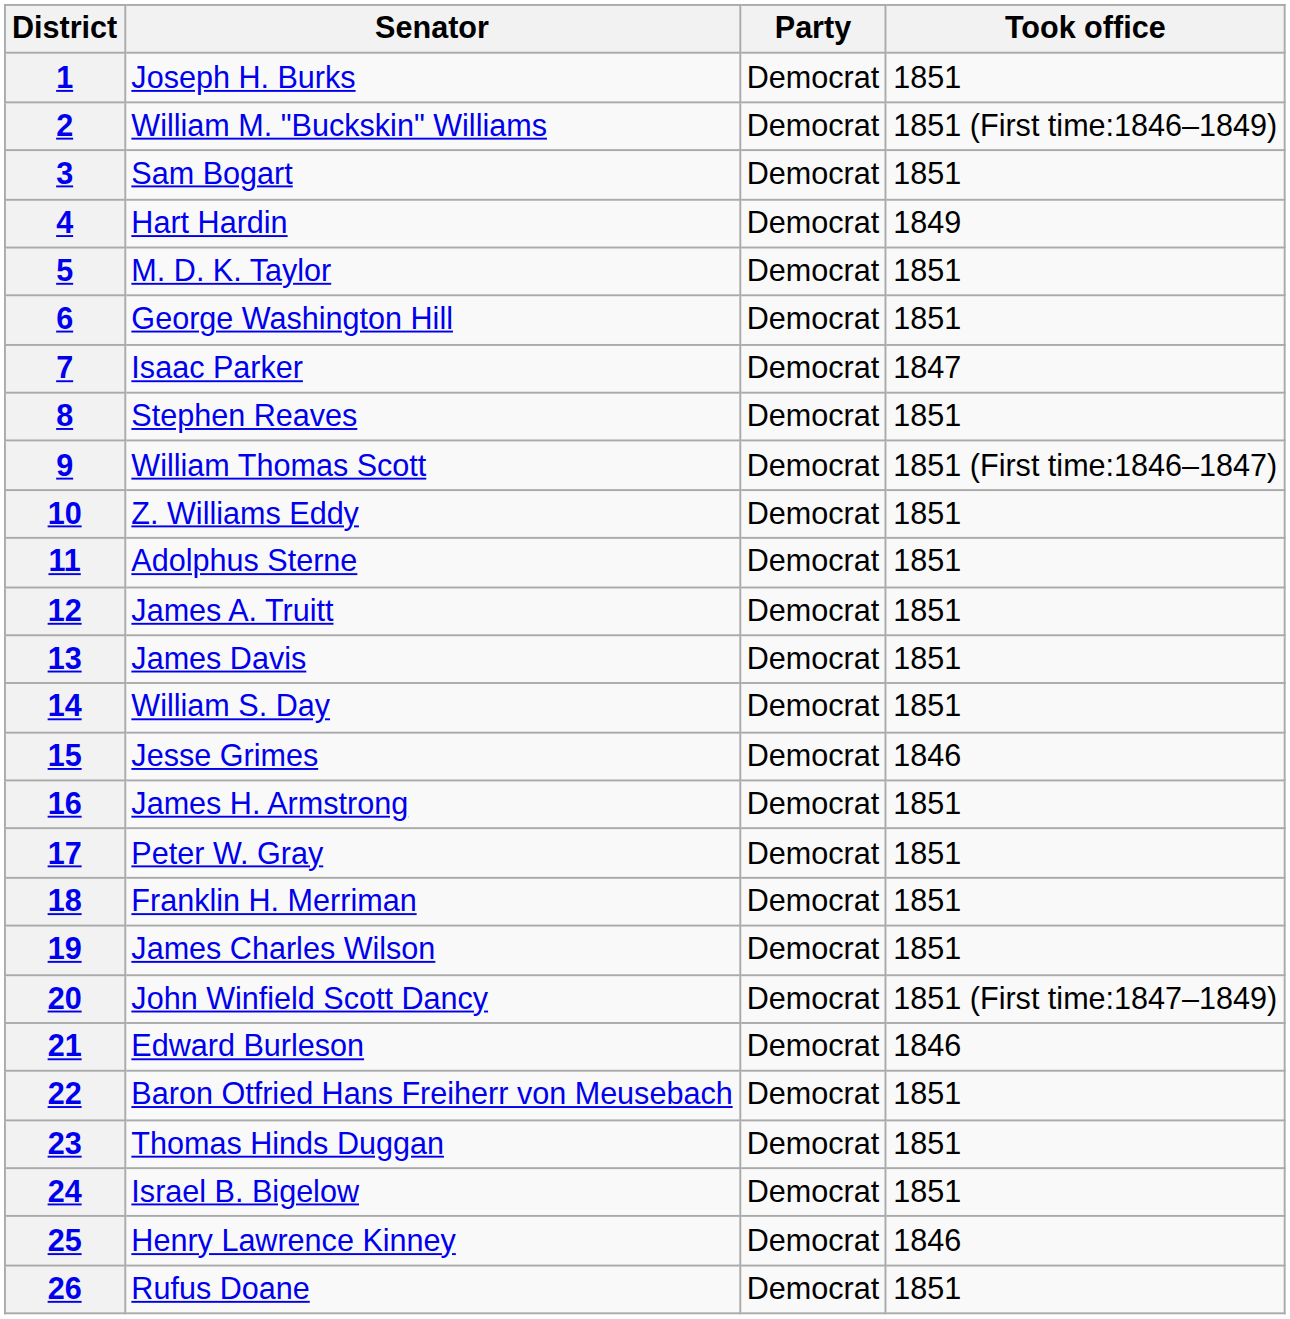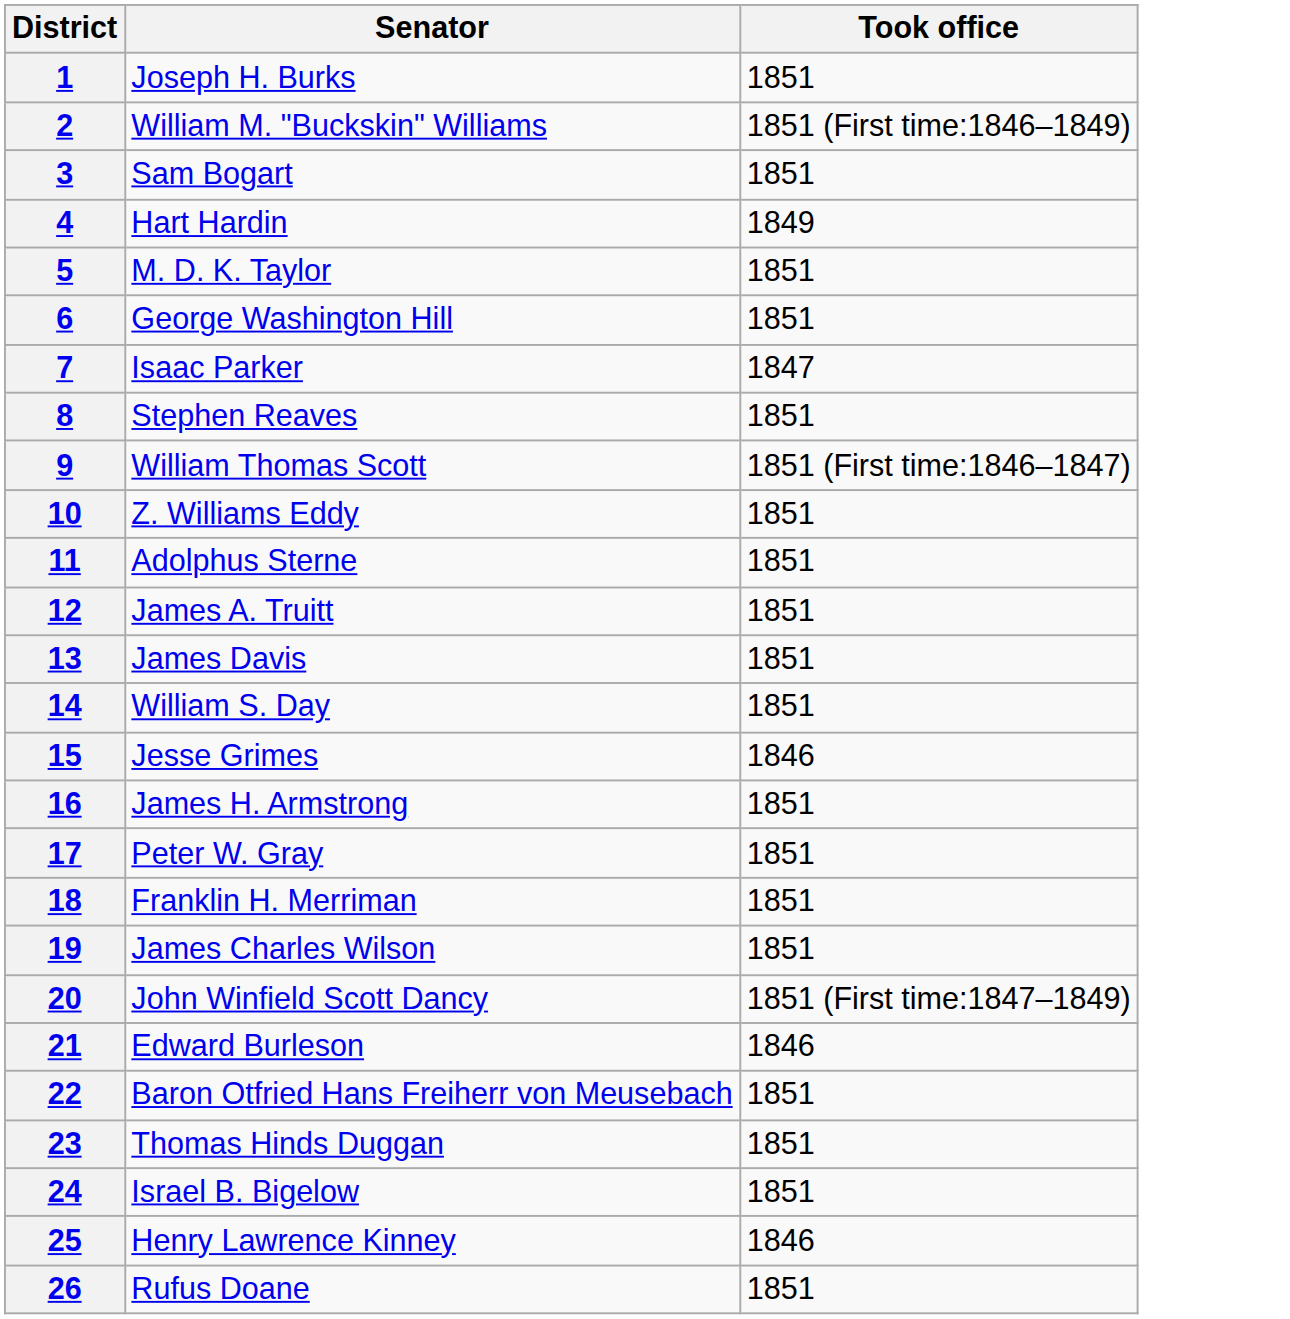- column: (813, 28)
